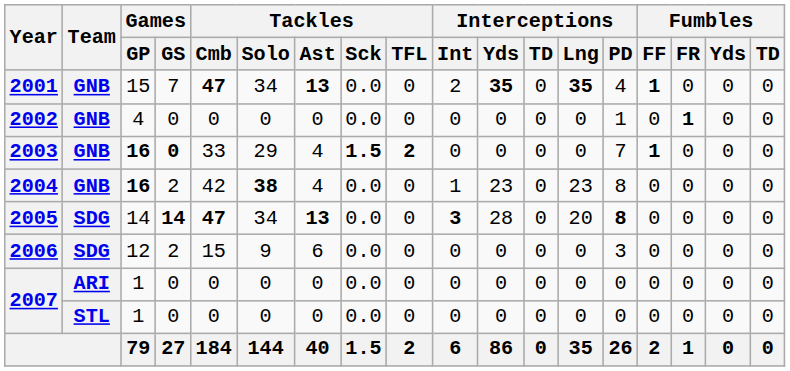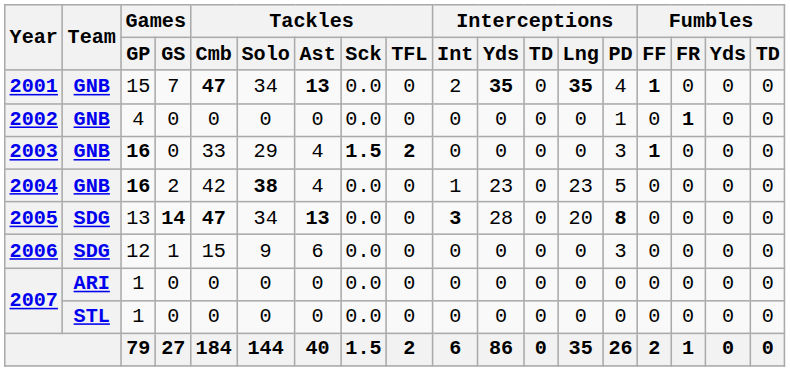(173, 153) bold -> (173, 153) normal
(621, 153) 7 -> (621, 153) 3
(621, 185) 8 -> (621, 185) 5
(138, 218) 14 -> (138, 218) 13
(173, 251) 2 -> (173, 251) 1
